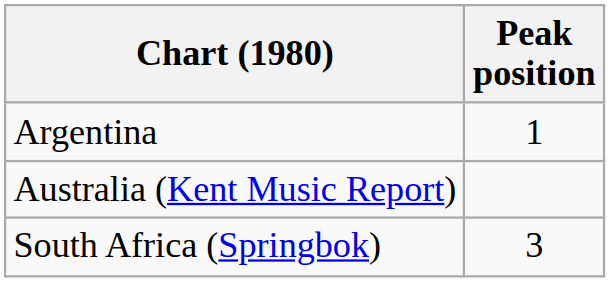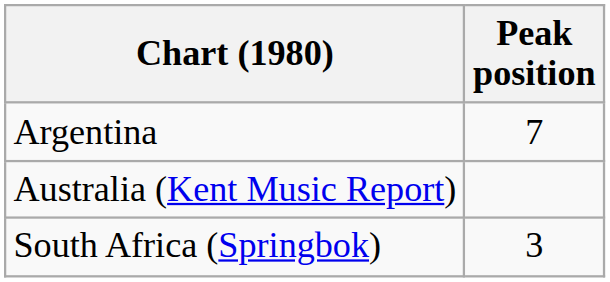(534, 131) 1 -> (534, 131) 7
